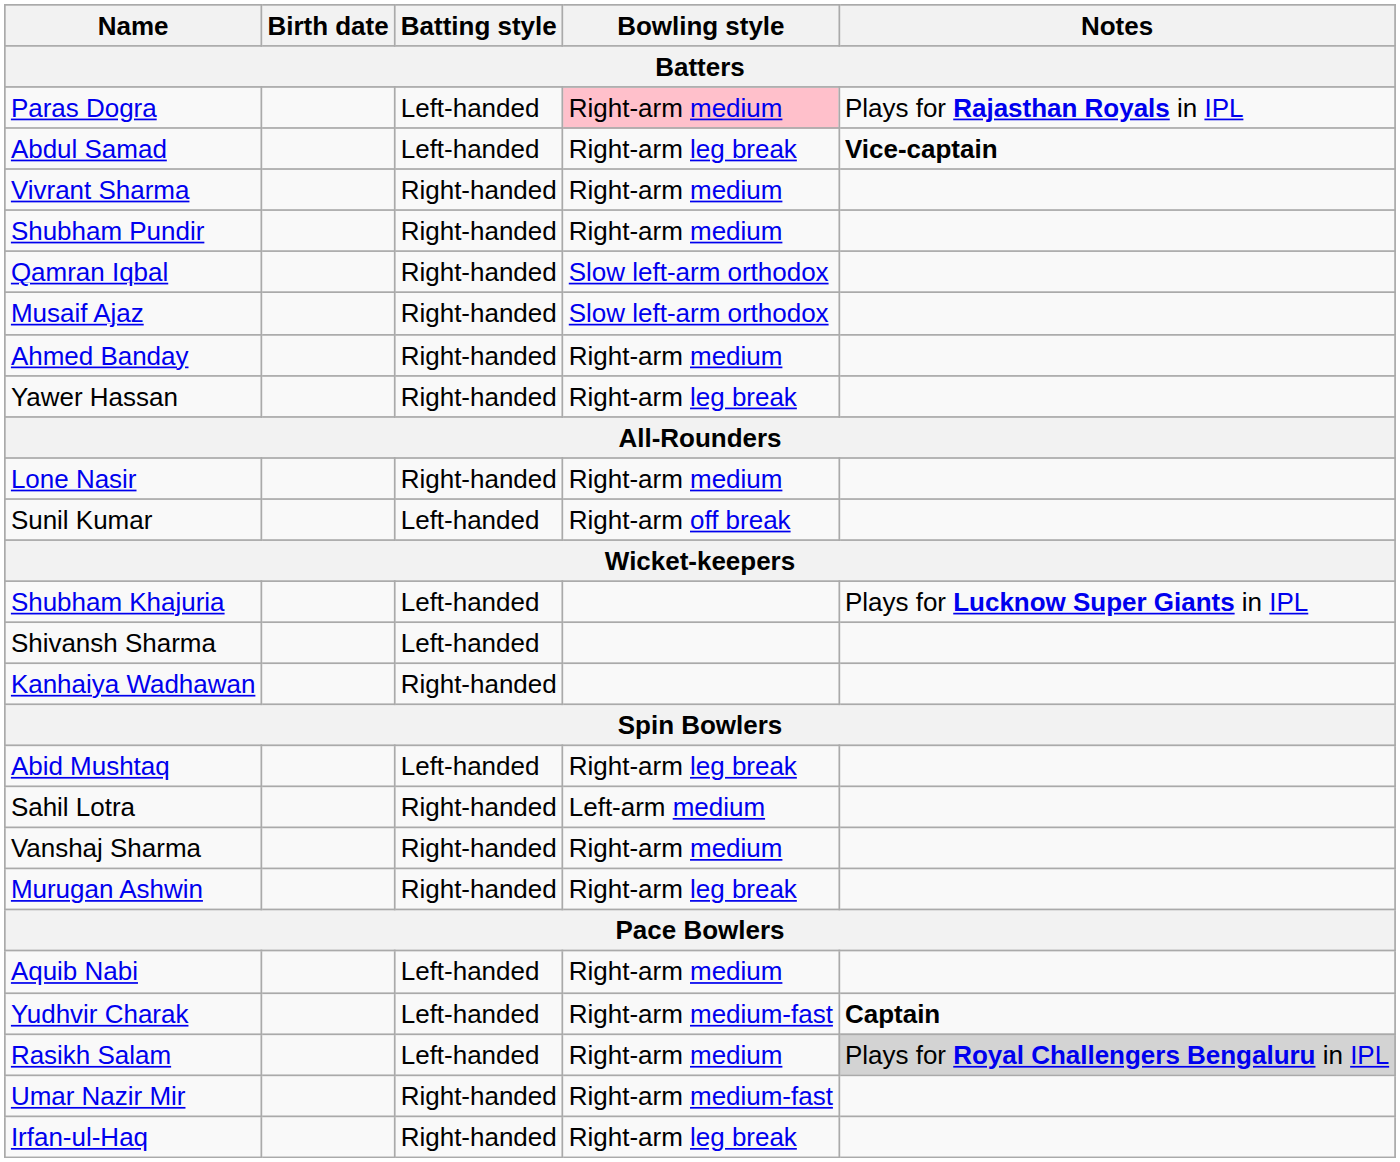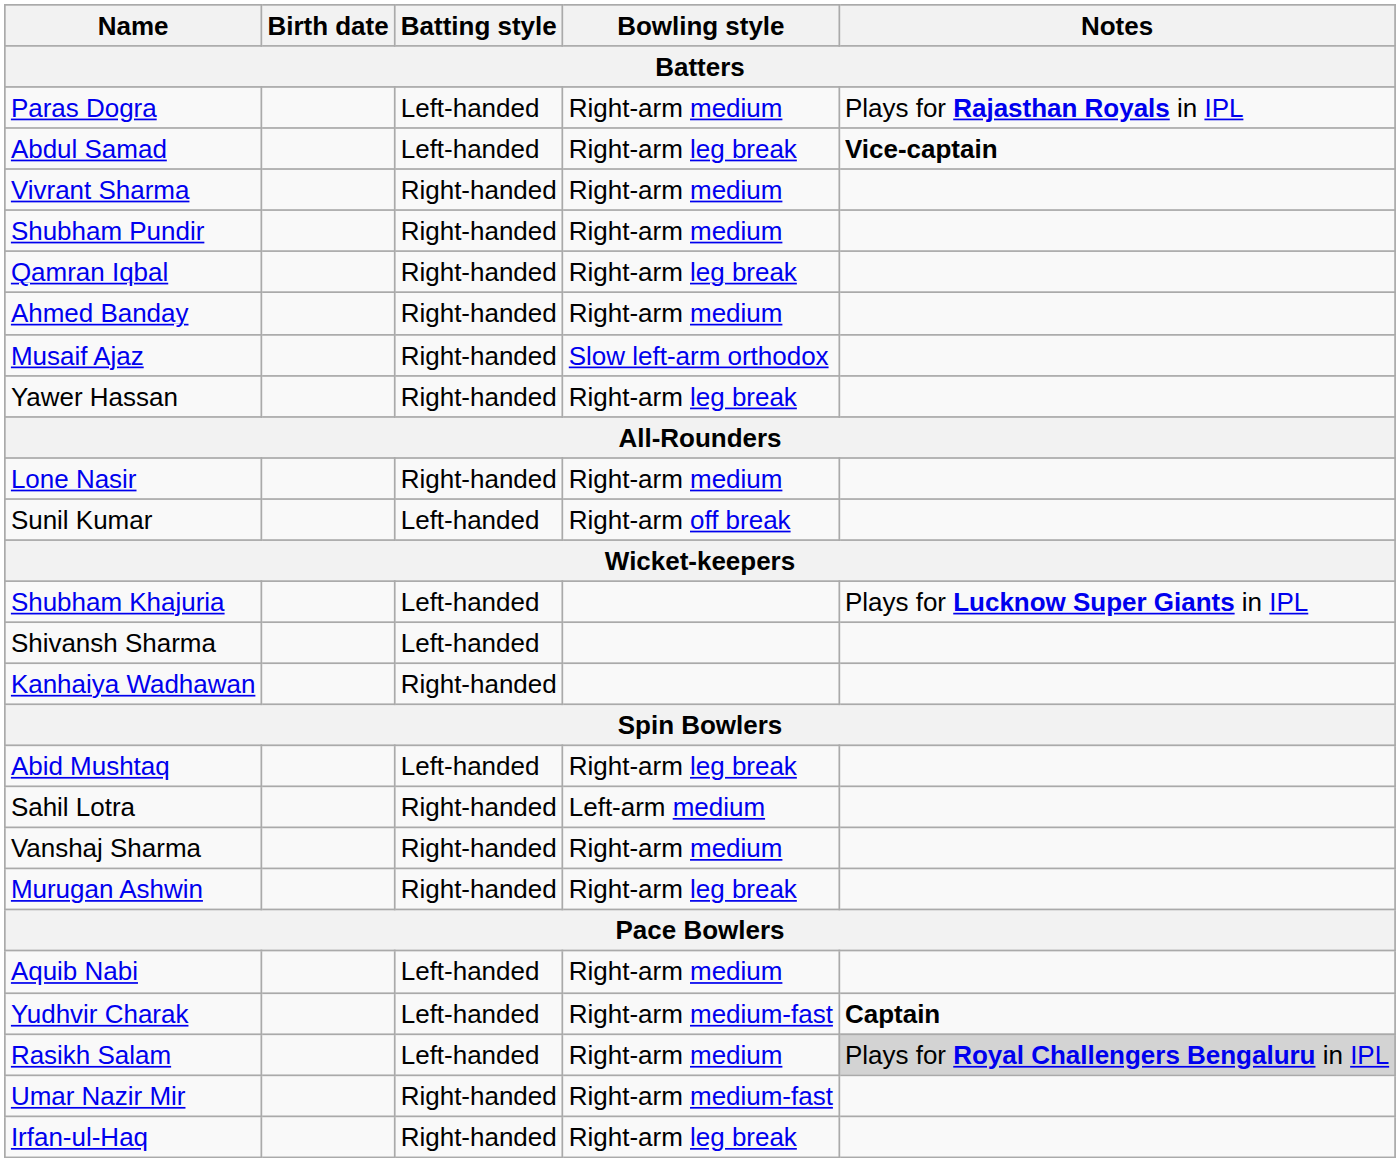(676, 108) pink background -> (676, 108) no background
(699, 272) Slow left-arm orthodox -> (683, 272) Right-arm leg break
rows swapped: (77, 314) <-> (100, 355)
